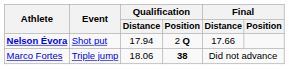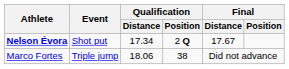(141, 41) 17.94 -> (141, 41) 17.34
(223, 41) 17.66 -> (223, 41) 17.67
(182, 56) bold -> (182, 56) normal
